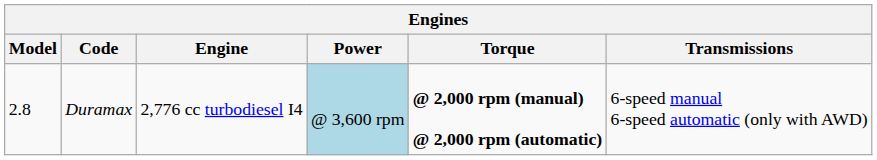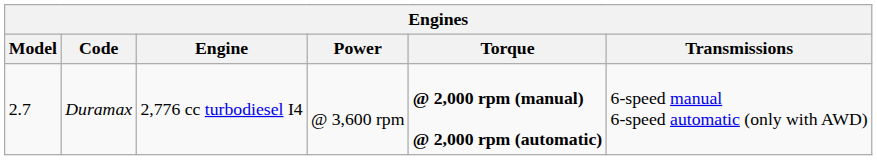(20, 109) 2.8 -> (20, 109) 2.7
(358, 119) lightblue background -> (358, 119) no background
